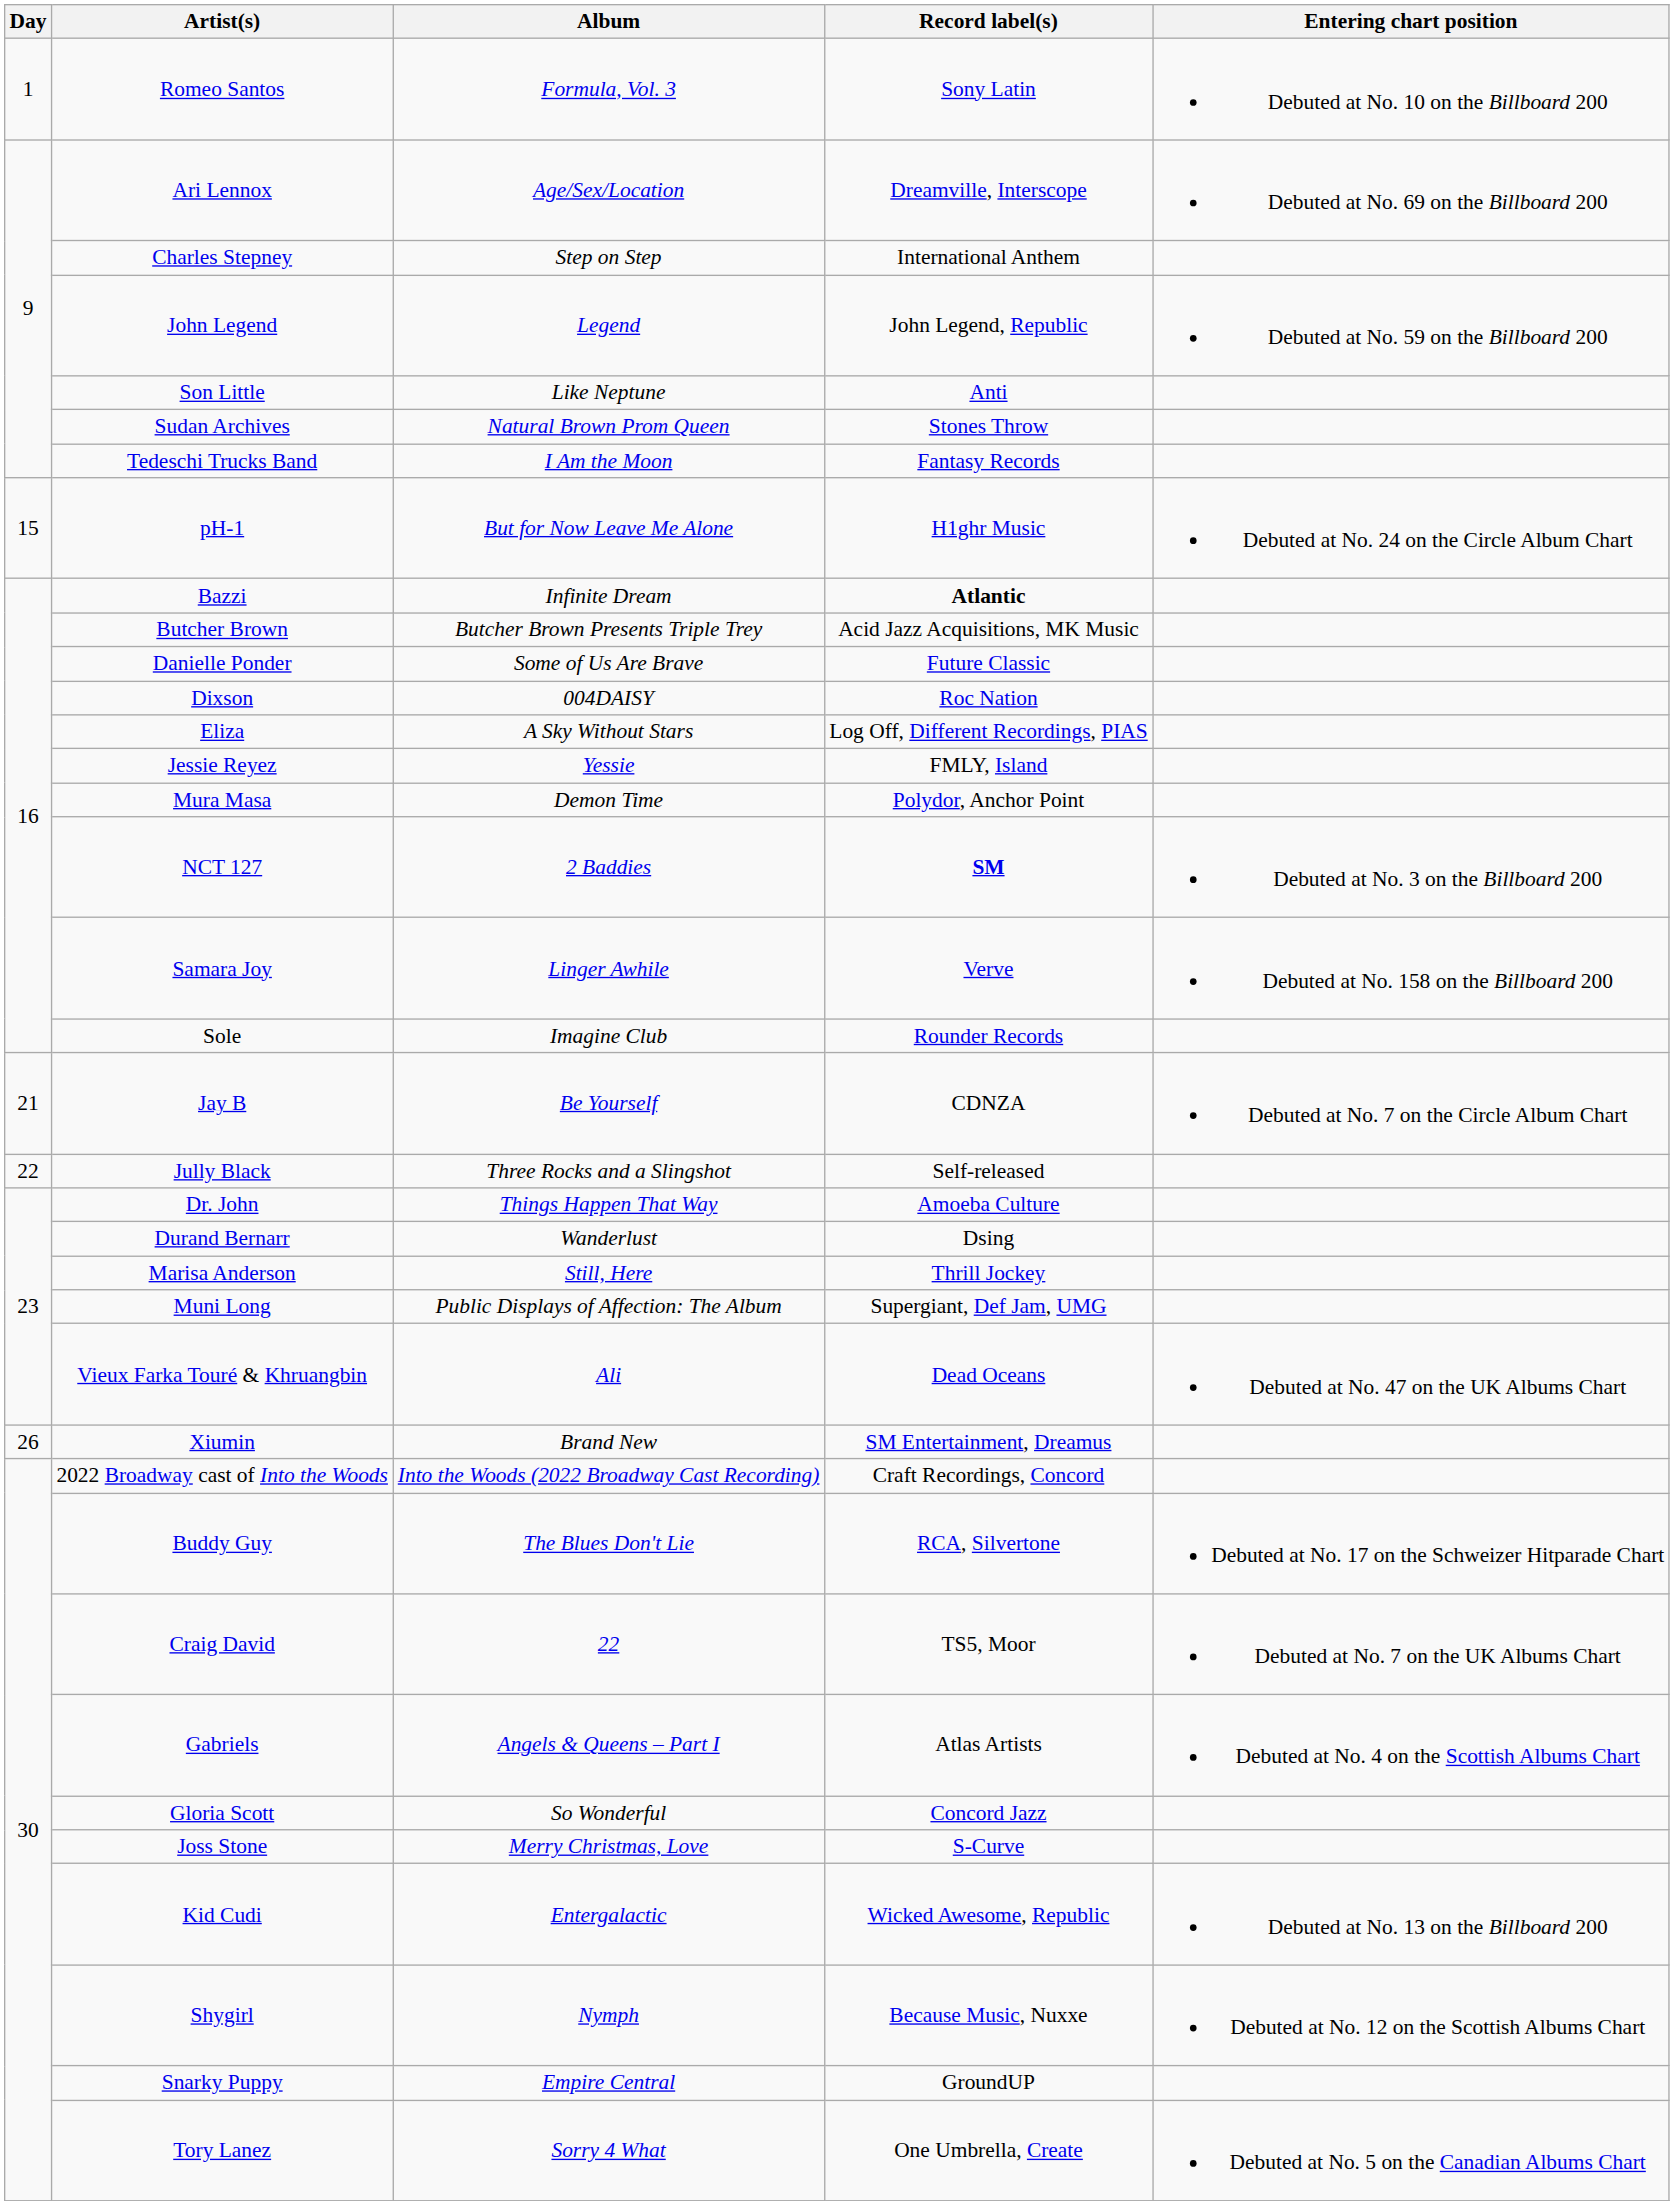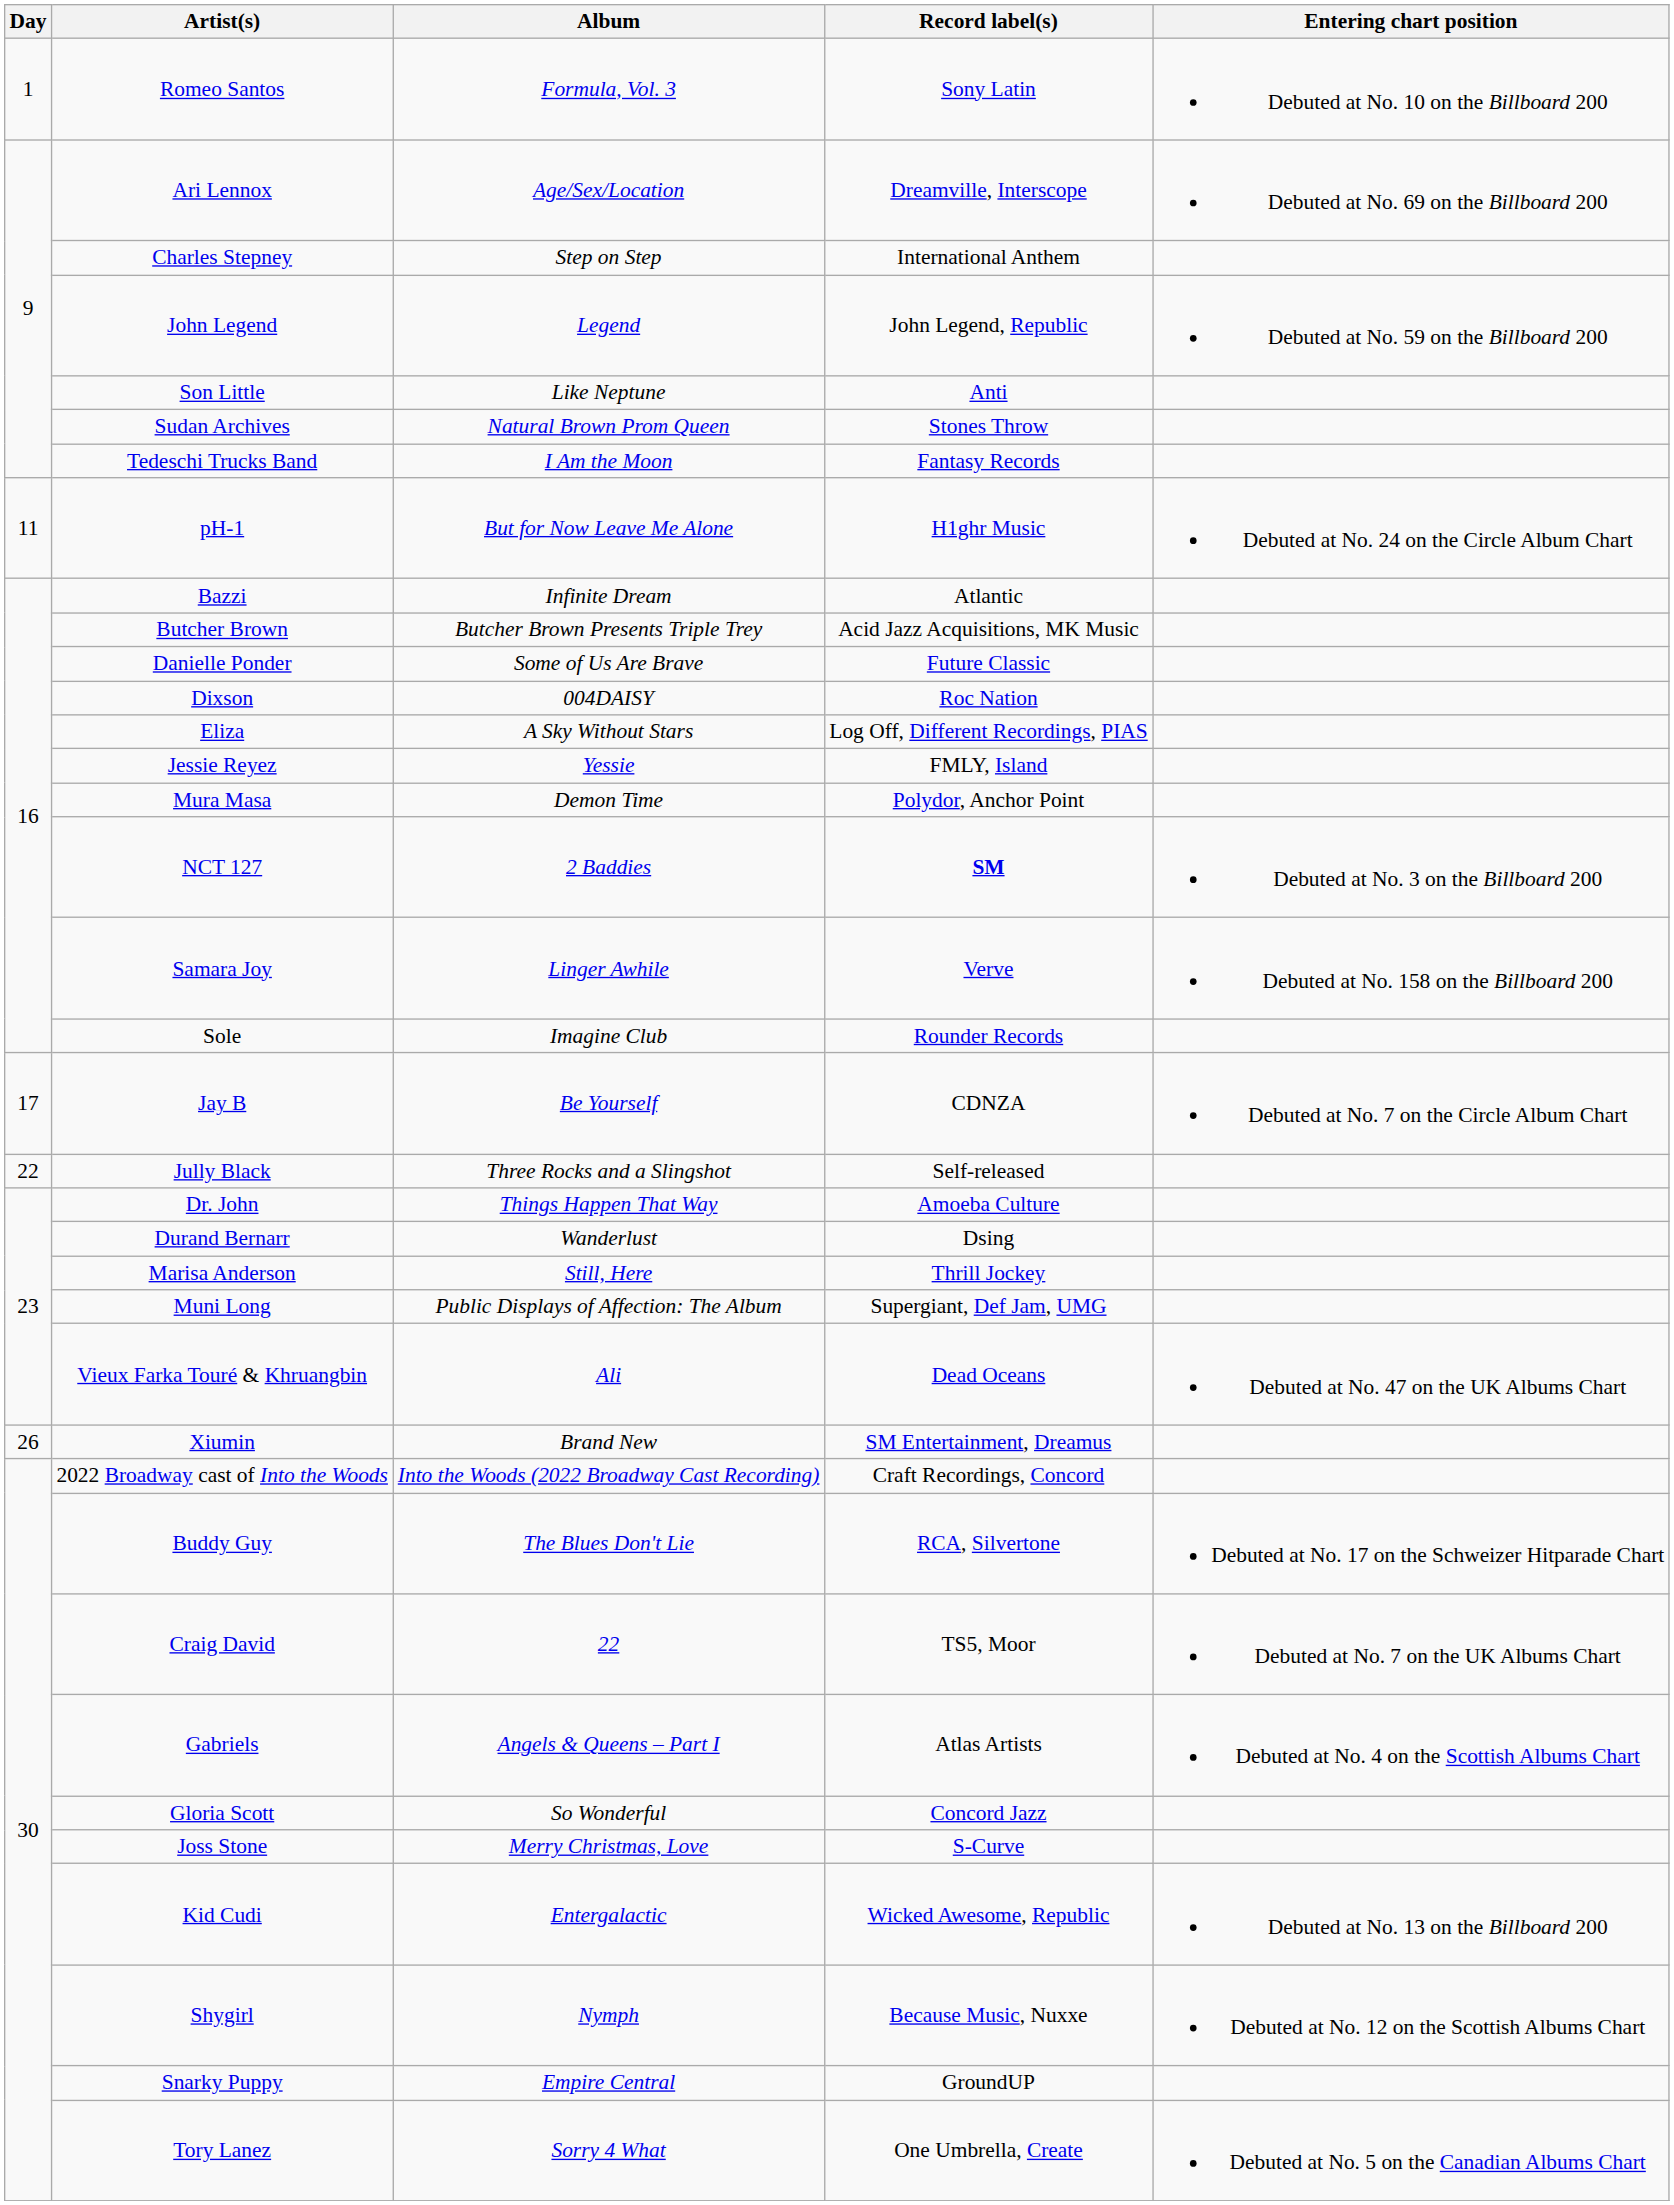(28, 528) 15 -> (28, 528) 11
(988, 595) bold -> (988, 595) normal
(28, 1103) 21 -> (28, 1103) 17
